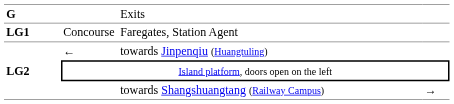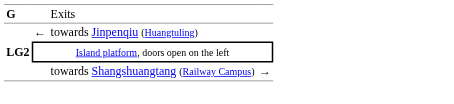- row: (89, 32)
